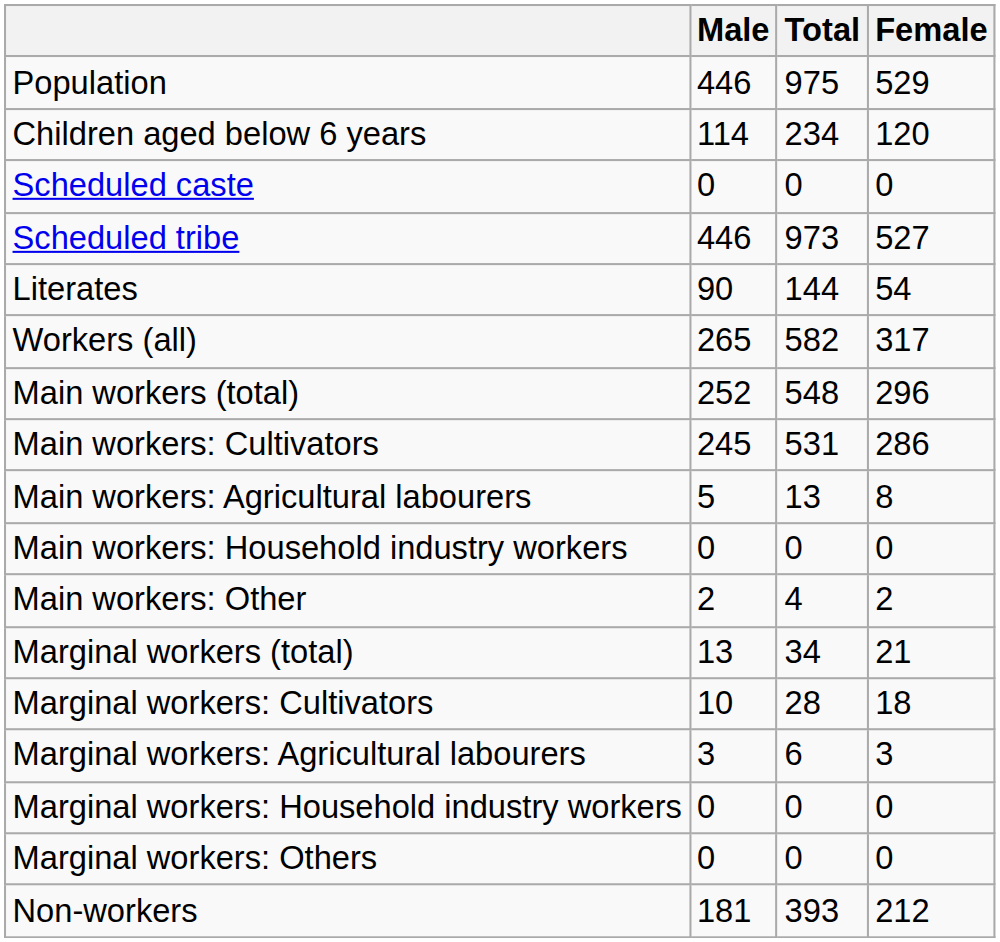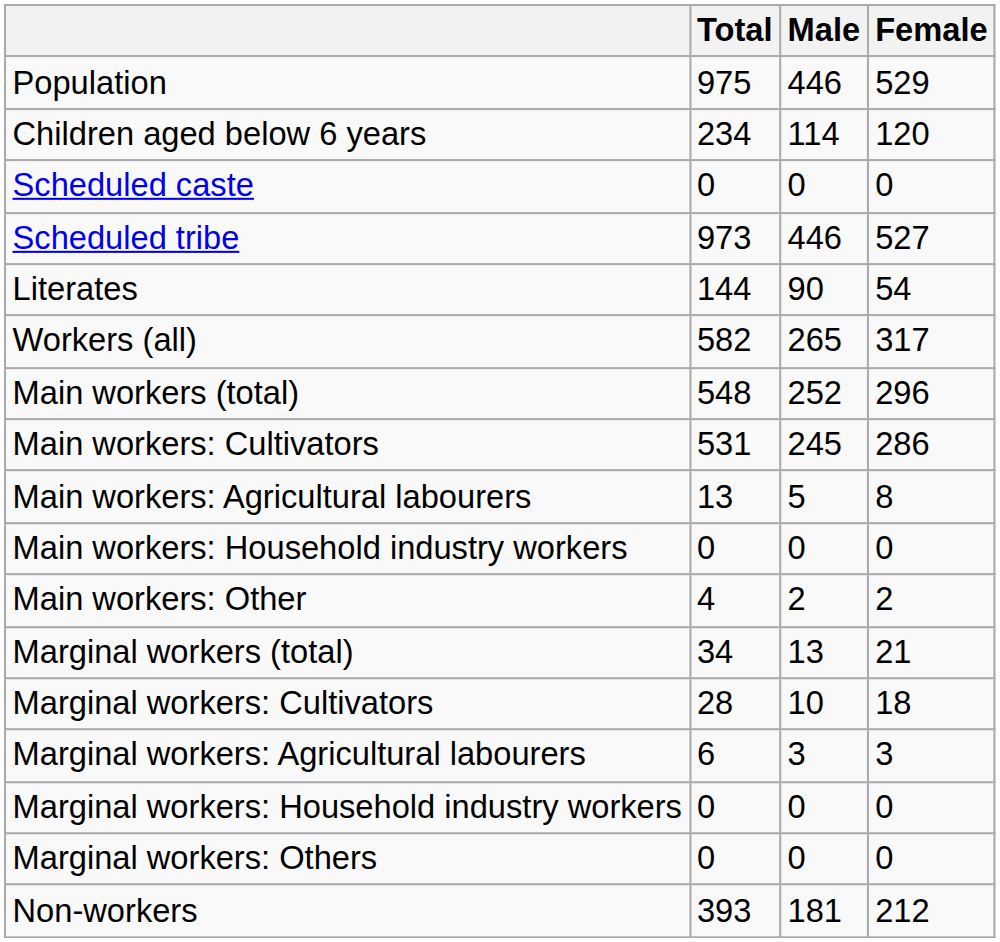columns swapped: (822, 30) <-> (733, 30)
